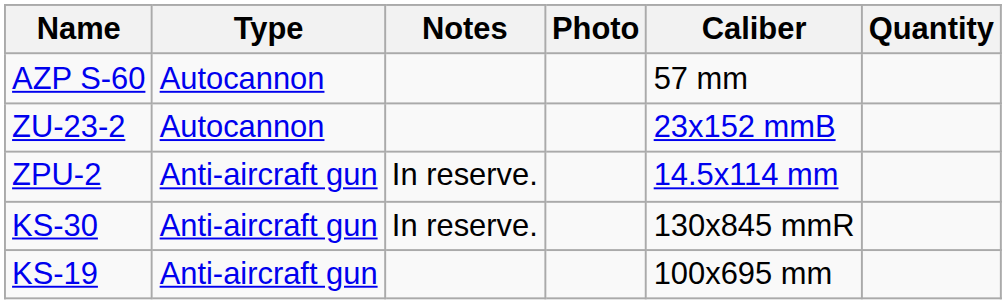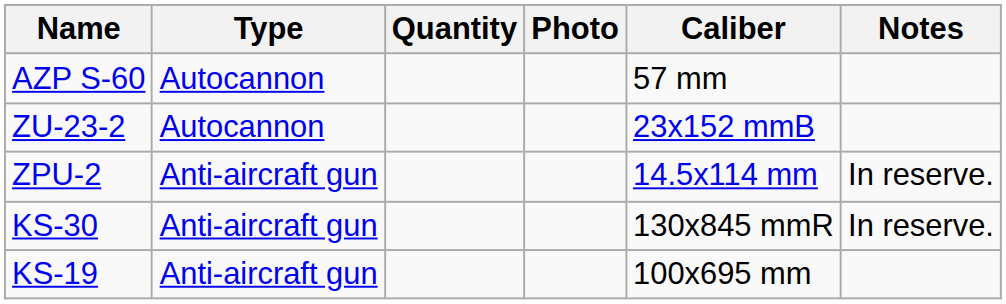columns swapped: (931, 28) <-> (465, 28)
